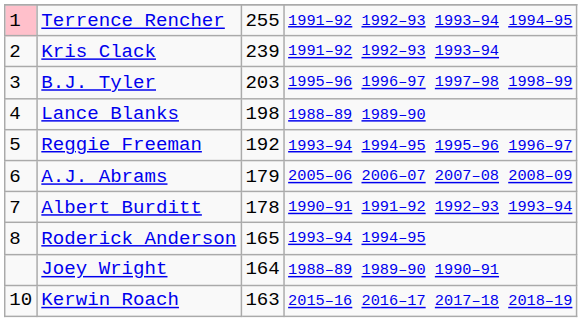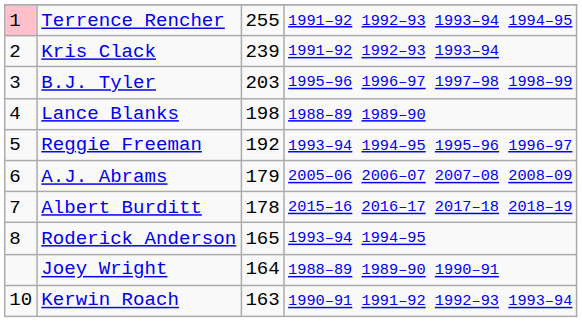(430, 207) 1990–91 1991–92 1992–93 1993–94 -> (430, 207) 2015–16 2016–17 2017–18 2018–19
(430, 301) 2015–16 2016–17 2017–18 2018–19 -> (430, 301) 1990–91 1991–92 1992–93 1993–94
